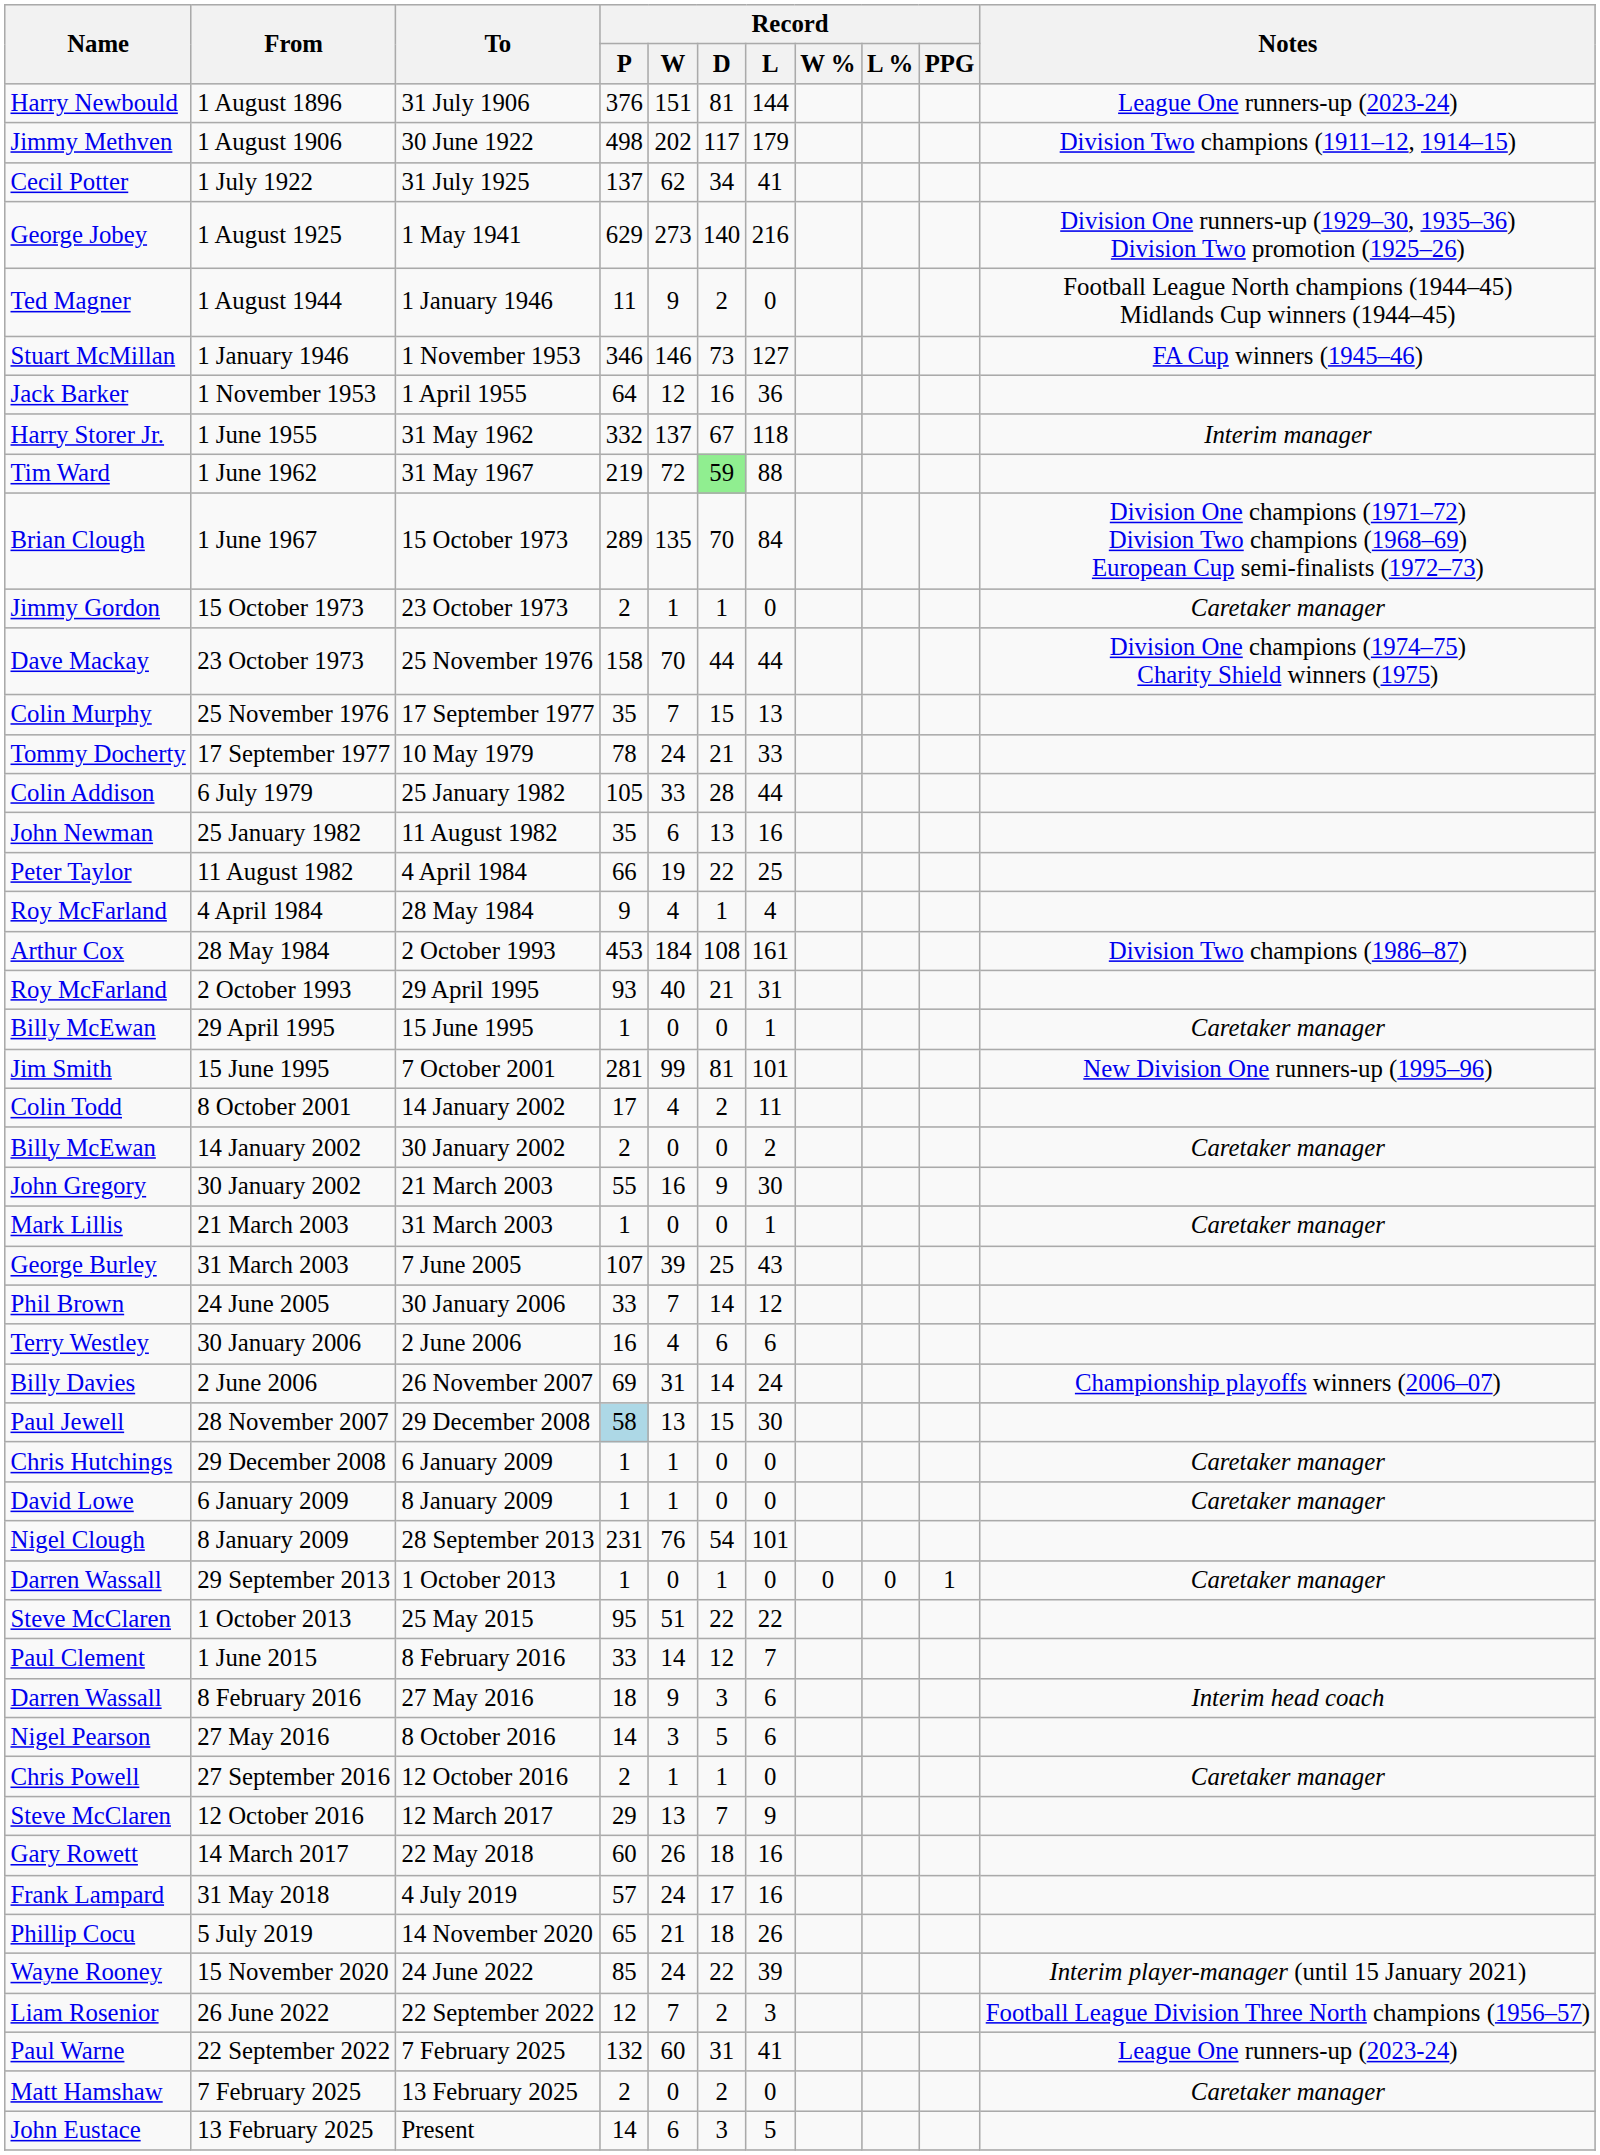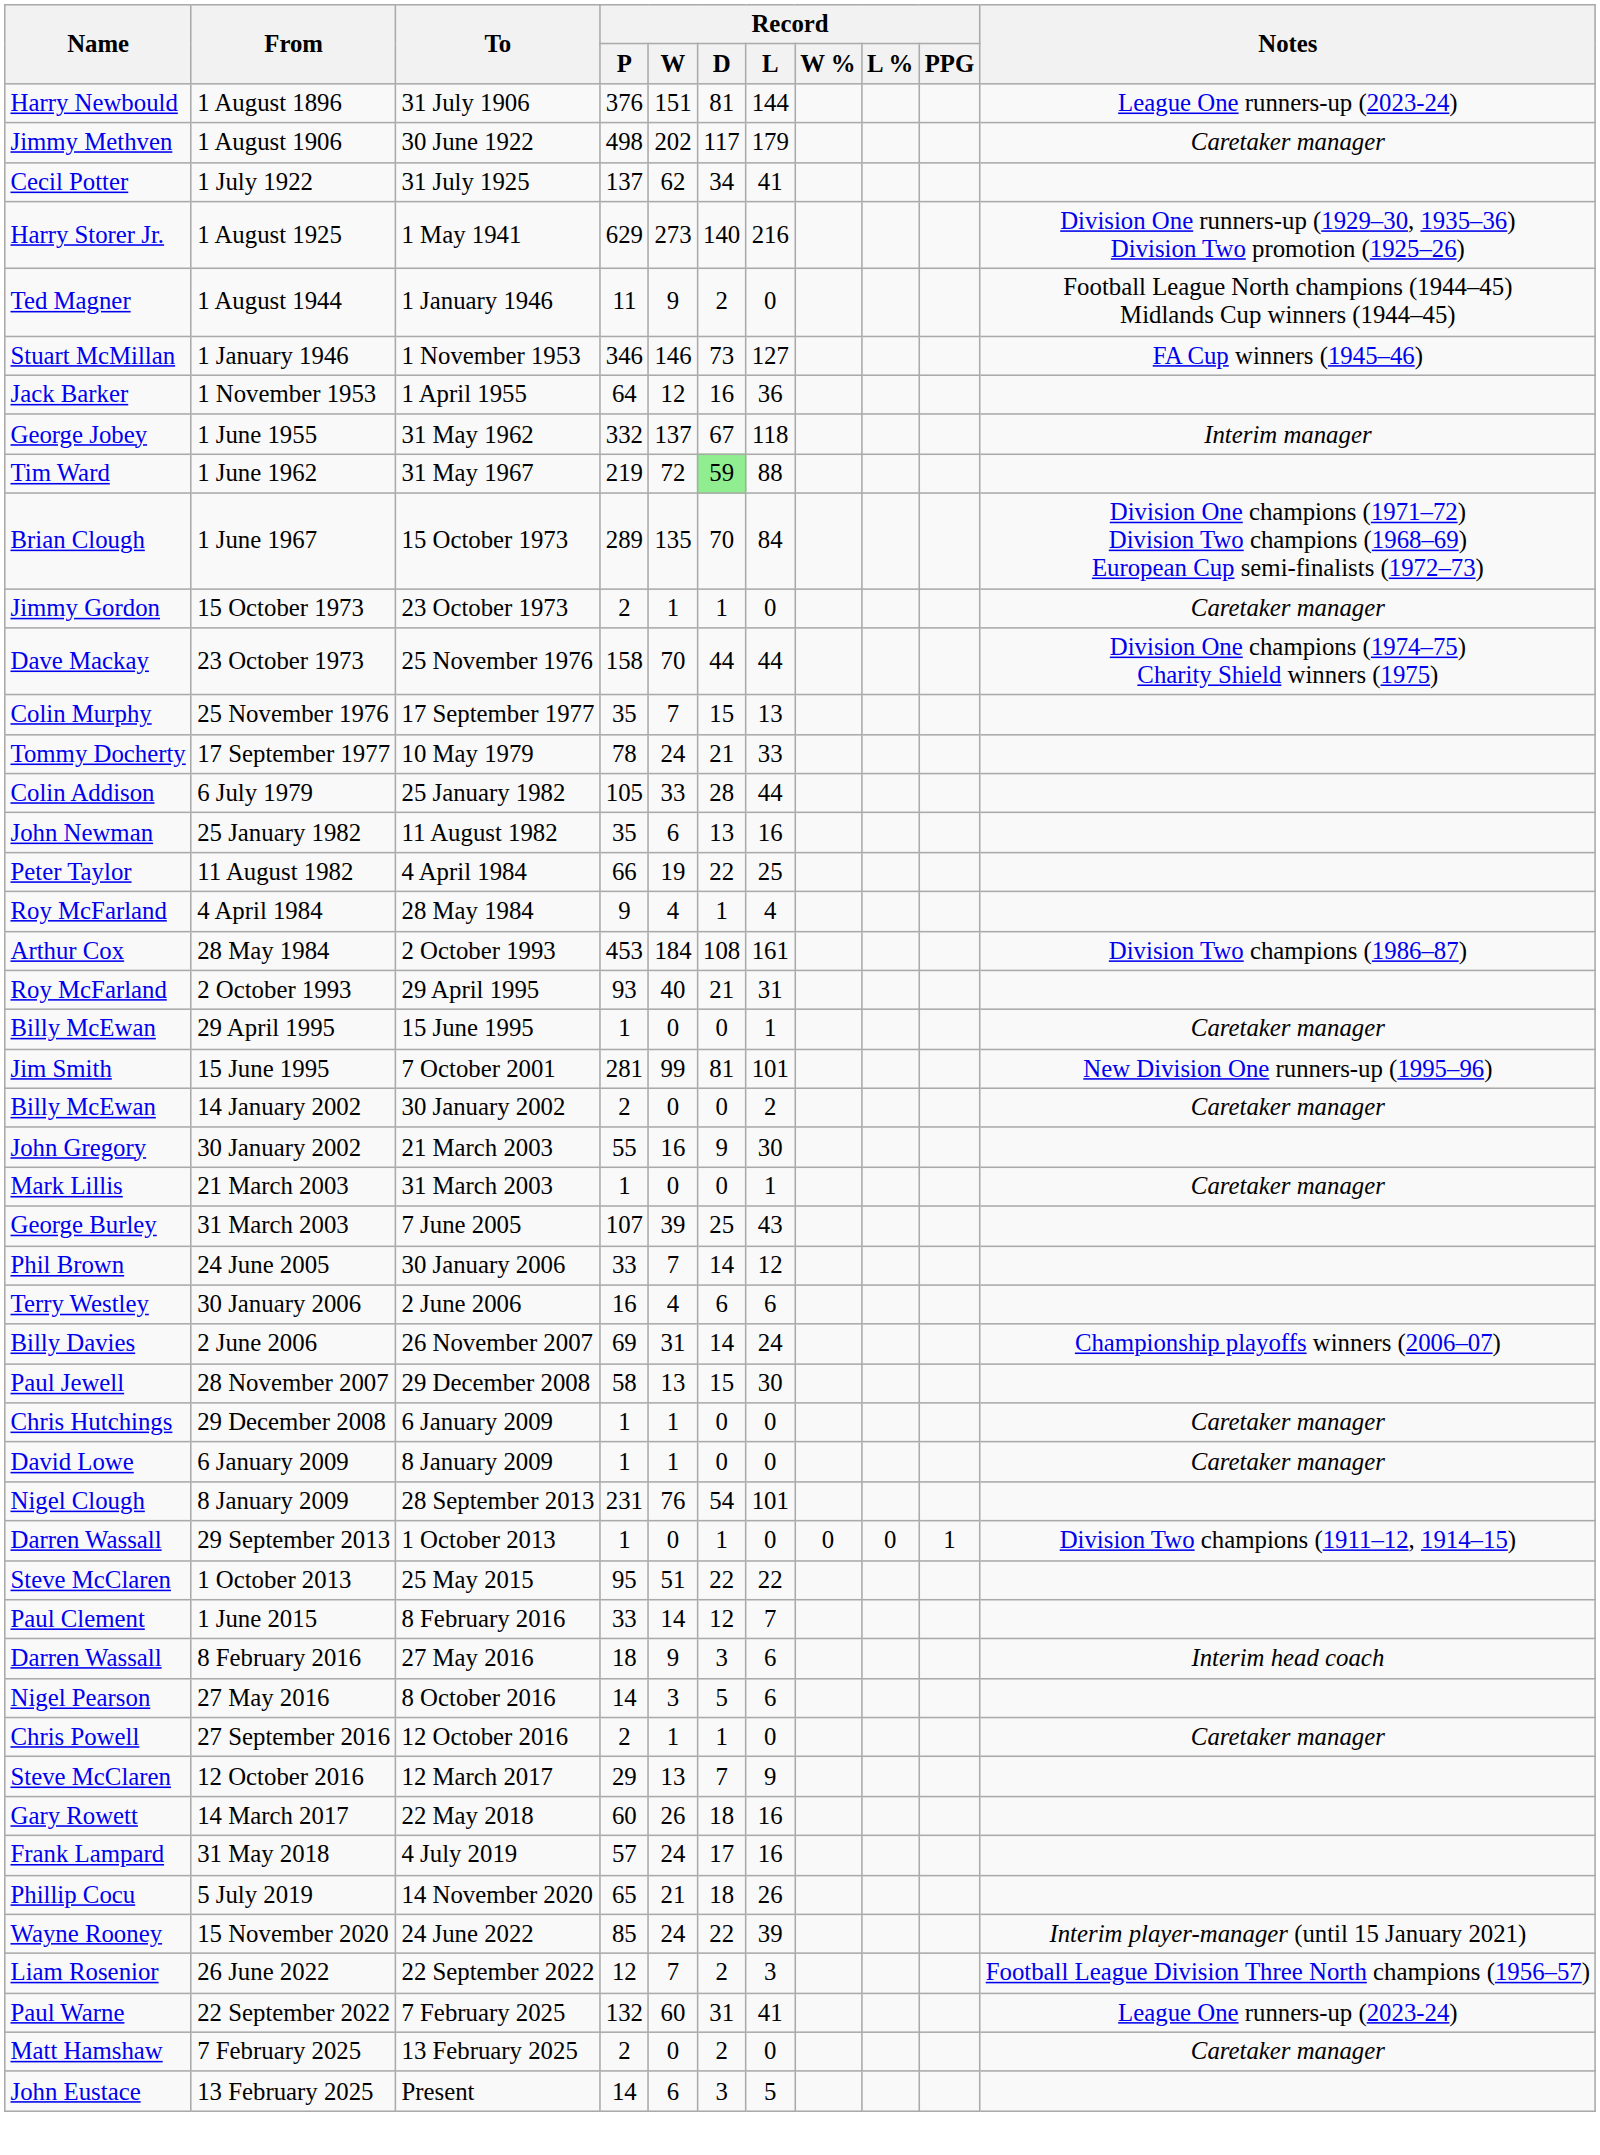(1288, 142) Division Two champions (1911–12, 1914–15) -> (1288, 142) Caretaker manager
(79, 234) George Jobey -> (87, 234) Harry Storer Jr.
(87, 433) Harry Storer Jr. -> (79, 433) George Jobey
- row: (274, 1107)
(624, 1422) lightblue background -> (624, 1382) no background
(1288, 1579) Caretaker manager -> (1288, 1540) Division Two champions (1911–12, 1914–15)
